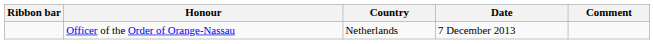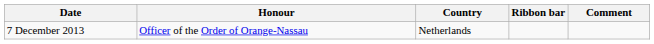columns swapped: (34, 13) <-> (502, 13)
